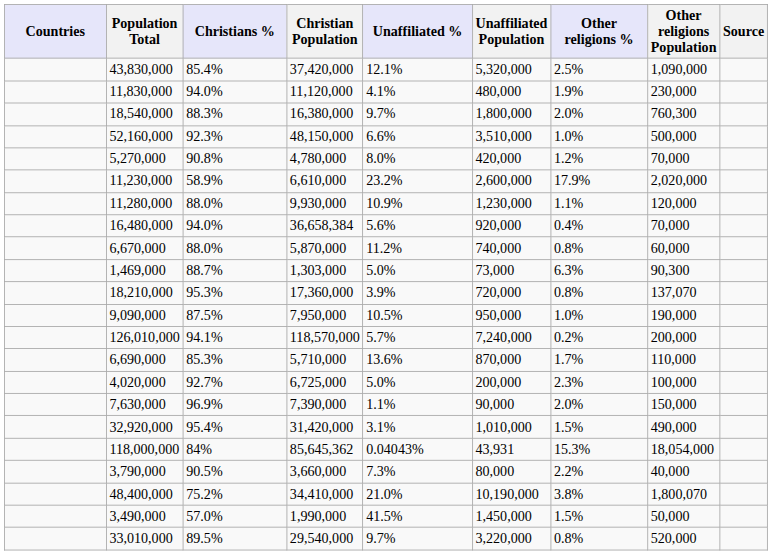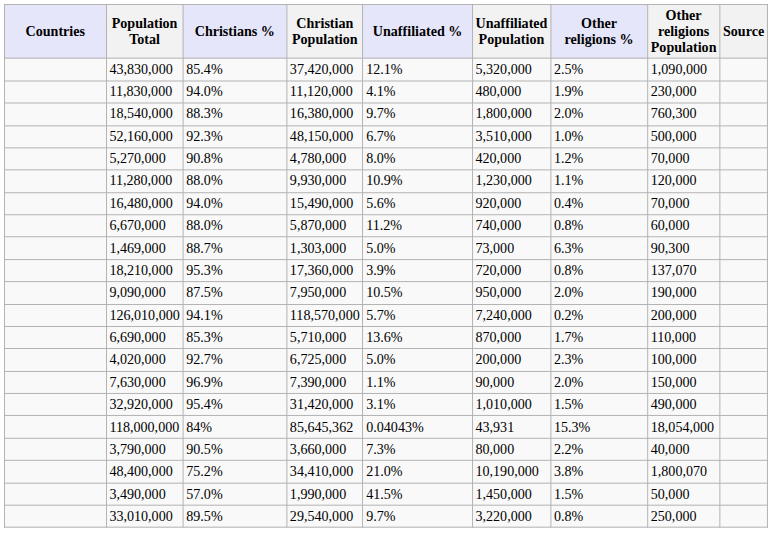(381, 136) 6.6% -> (381, 136) 6.7%
- row: (141, 181)
(322, 225) 36,658,384 -> (322, 203) 15,490,000
(569, 315) 1.0% -> (569, 292) 2.0%
(674, 538) 520,000 -> (674, 516) 250,000
